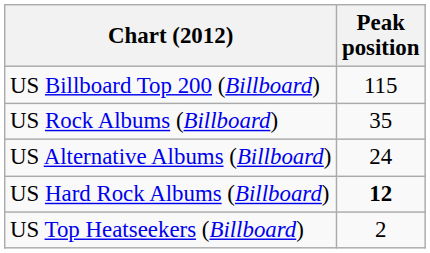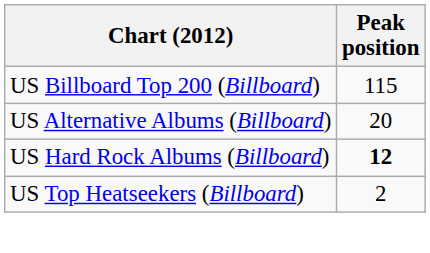- row: (144, 120)
(381, 157) 24 -> (381, 120) 20
